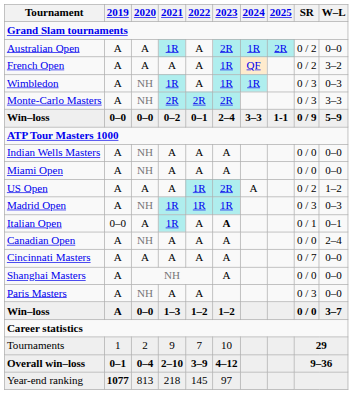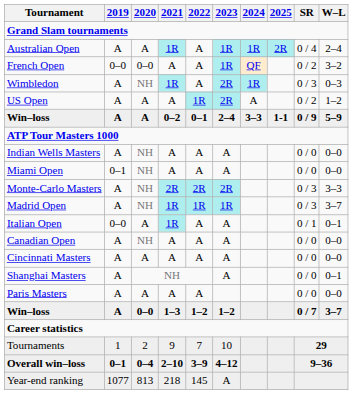(226, 48) 2R -> (226, 48) 1R
(307, 48) 0 / 2 -> (307, 48) 0 / 4
(334, 48) 0–0 -> (334, 48) 2–4
(118, 65) A -> (118, 65) 0–0
(145, 65) A -> (145, 65) 0–0
(226, 83) 1R -> (226, 83) 2R
rows swapped: (27, 188) <-> (54, 100)
(118, 118) 0–0 -> (118, 118) A
(145, 118) 0–0 -> (145, 118) A
(118, 170) A -> (118, 170) 0–1
(334, 205) 0–3 -> (334, 205) 3–7
(226, 223) bold -> (226, 223) normal
(334, 240) 2–4 -> (334, 240) 0–0
(307, 258) 0 / 7 -> (307, 258) 0 / 0
(334, 275) 0–0 -> (334, 275) 0–1
(145, 293) NH -> (145, 293) A
(307, 293) 0 / 3 -> (307, 293) 0 / 0
(307, 310) 0 / 0 -> (307, 310) 0 / 7
(118, 380) bold -> (118, 380) normal
(226, 380) 97 -> (226, 380) A
